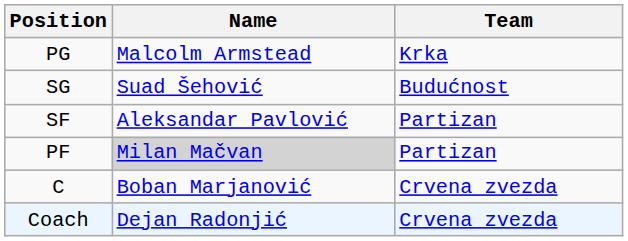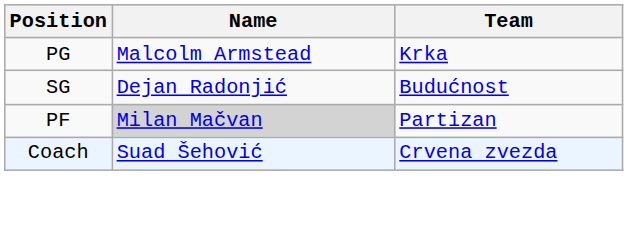(190, 87) Suad Šehović -> (202, 87) Dejan Radonjić
- row: (58, 120)
- row: (58, 187)
(202, 220) Dejan Radonjić -> (190, 154) Suad Šehović
